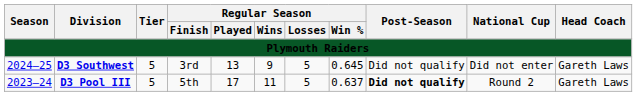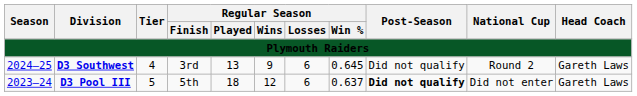(152, 65) 5 -> (152, 65) 4
(307, 65) 5 -> (307, 65) 6
(512, 65) Did not enter -> (512, 65) Round 2
(233, 83) 17 -> (233, 83) 18
(270, 83) 11 -> (270, 83) 12
(307, 83) 5 -> (307, 83) 6
(512, 83) Round 2 -> (512, 83) Did not enter
